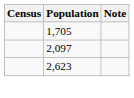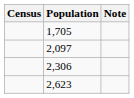+ row: (59, 66)
